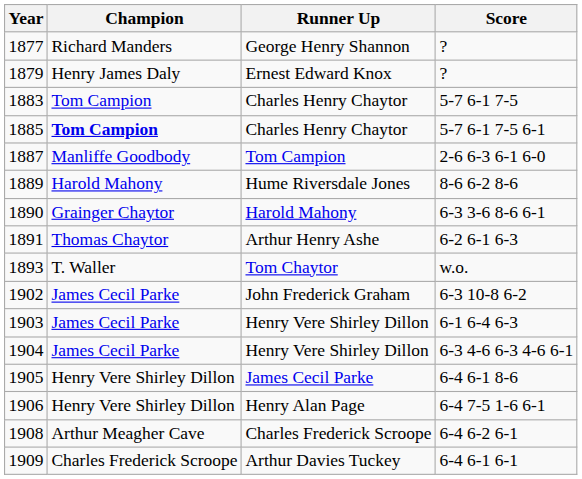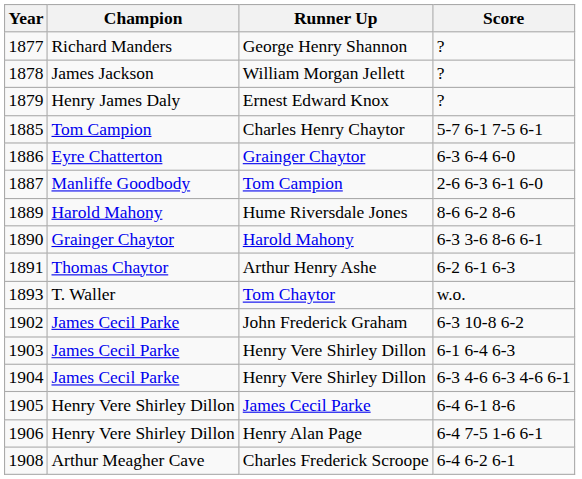+ row: (26, 73)
- row: (26, 101)
(105, 128) bold -> (101, 128) normal
+ row: (26, 156)
- row: (26, 460)
